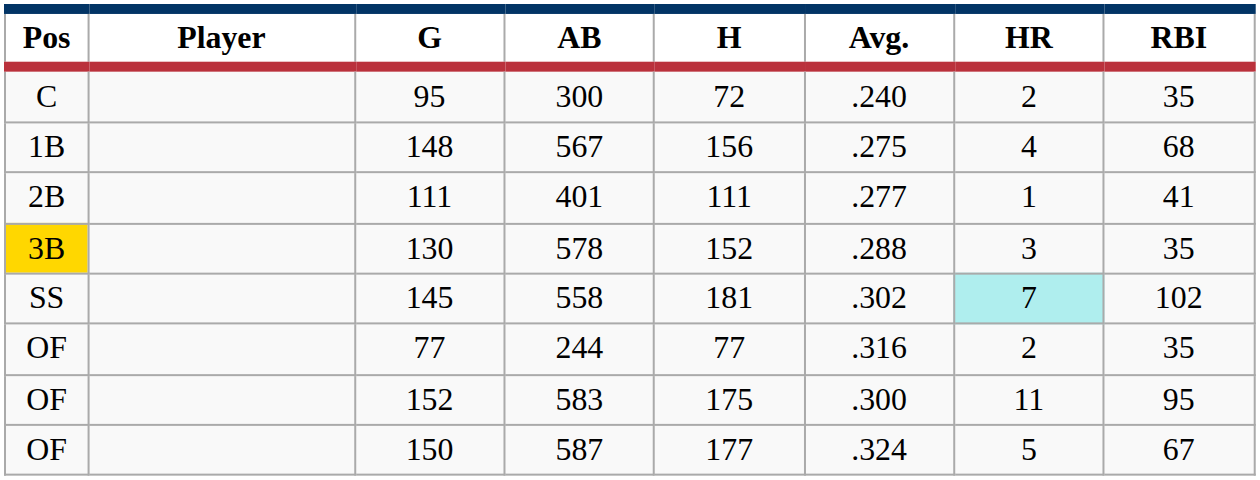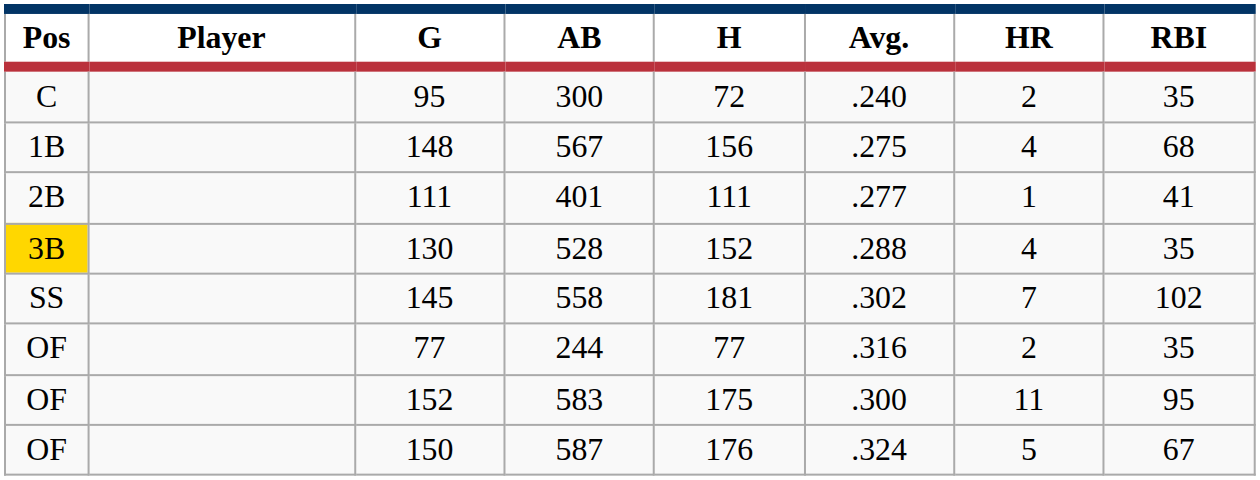(579, 247) 578 -> (579, 247) 528
(1029, 247) 3 -> (1029, 247) 4
(1029, 298) paleturquoise background -> (1029, 298) no background
(729, 449) 177 -> (729, 449) 176
